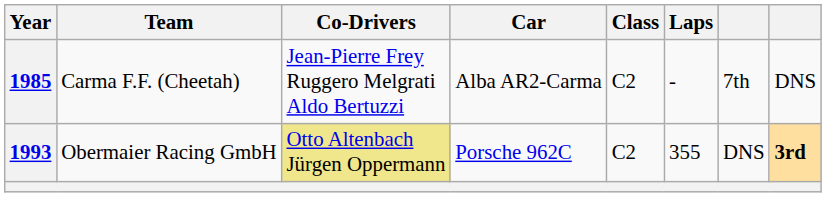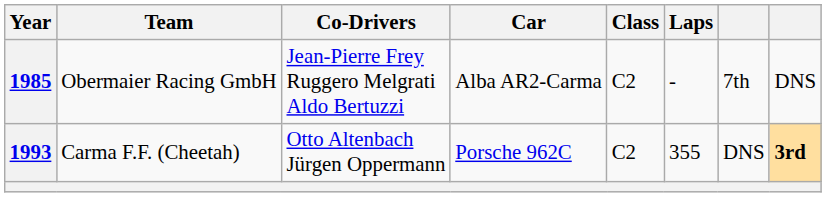(150, 81) Carma F.F. (Cheetah) -> (169, 81) Obermaier Racing GmbH
(169, 152) Obermaier Racing GmbH -> (150, 152) Carma F.F. (Cheetah)
(366, 152) khaki background -> (366, 152) no background
